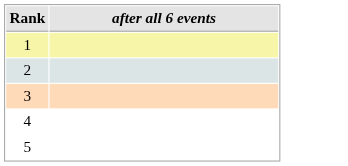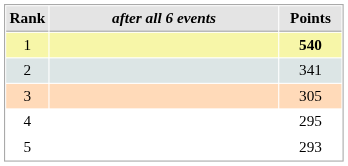+ column: (310, 18)
